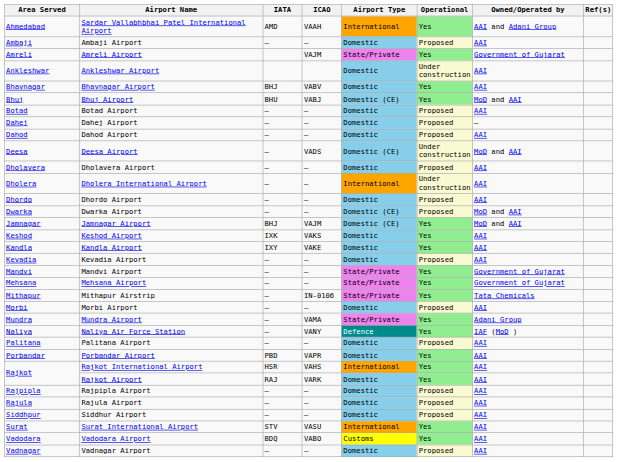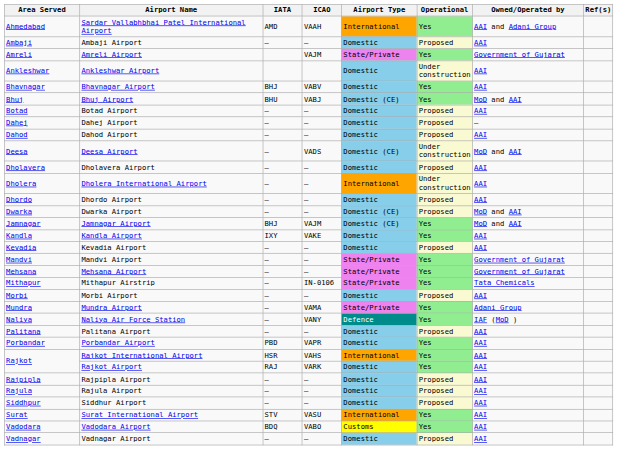- row: (112, 236)
